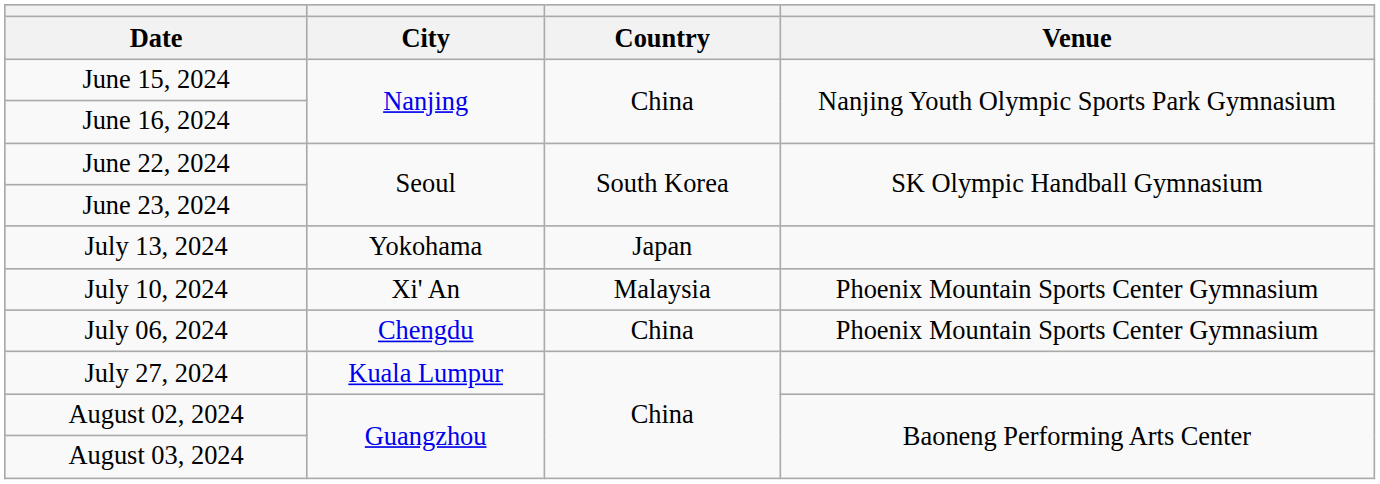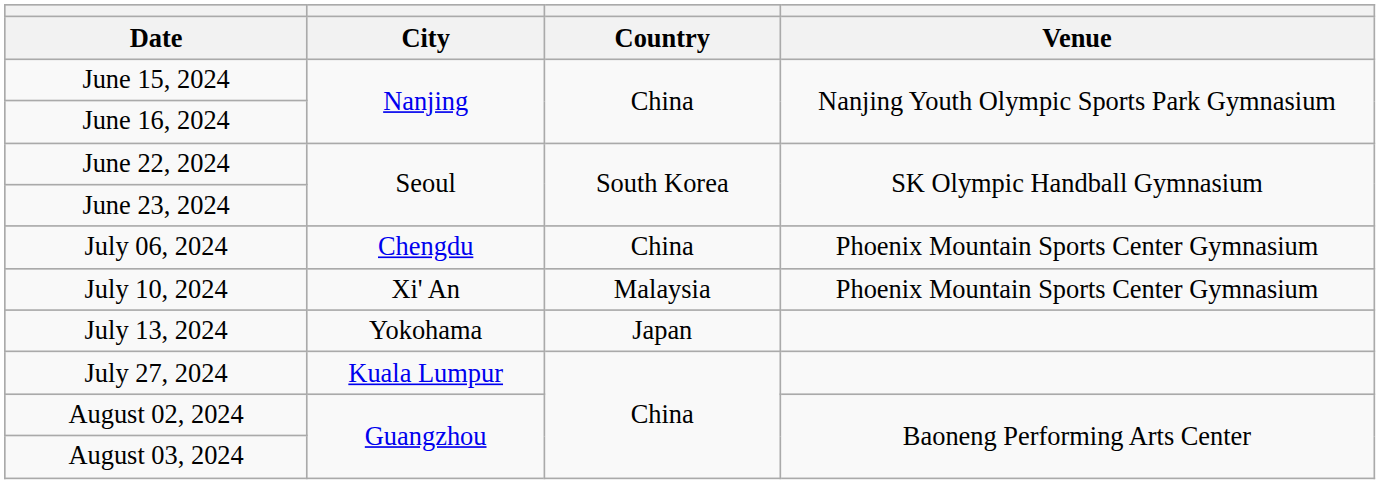rows swapped: (156, 330) <-> (156, 246)
